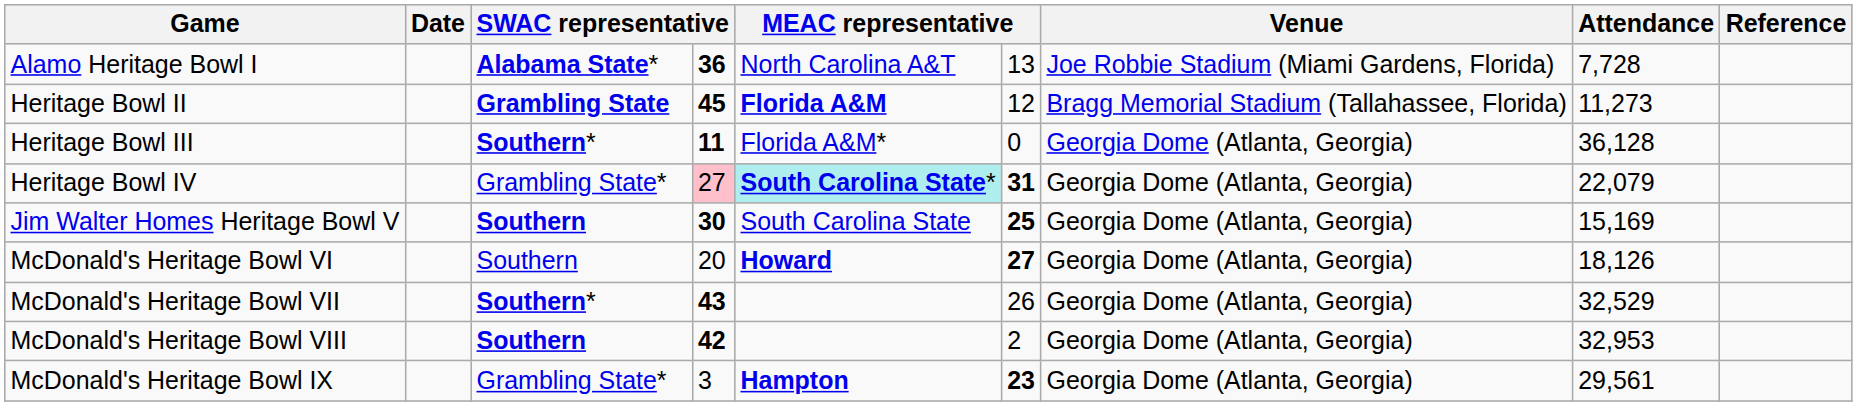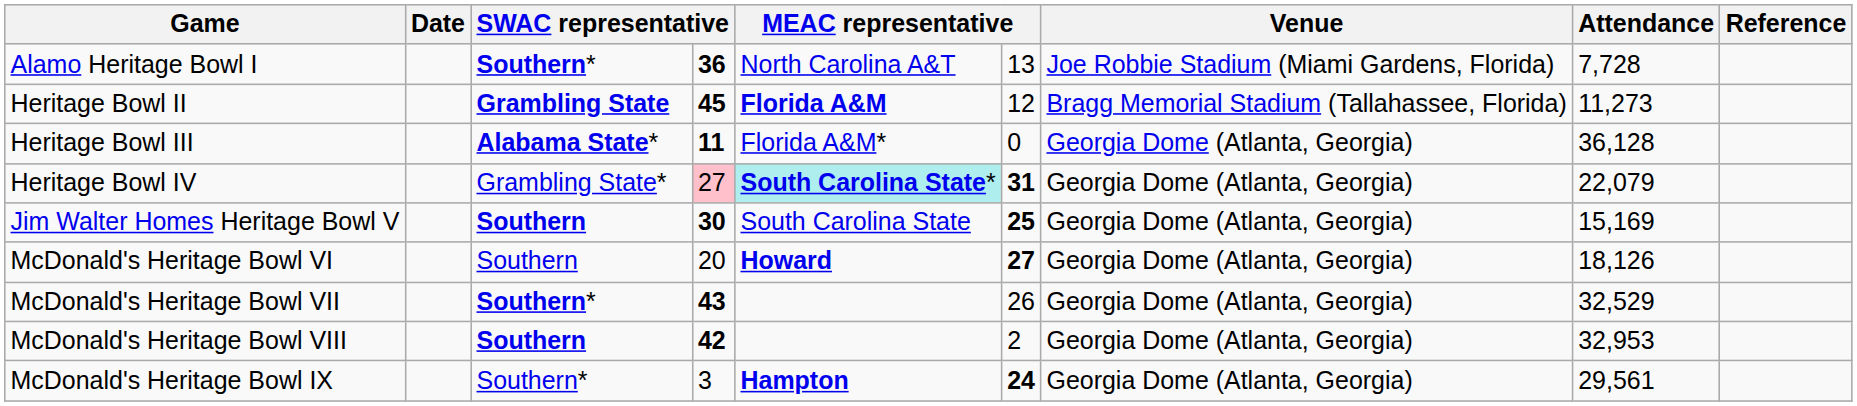(567, 63) Alabama State* -> (536, 63) Southern*
(536, 143) Southern* -> (567, 143) Alabama State*
(572, 380) Grambling State* -> (532, 380) Southern*
(1021, 380) 23 -> (1021, 380) 24
